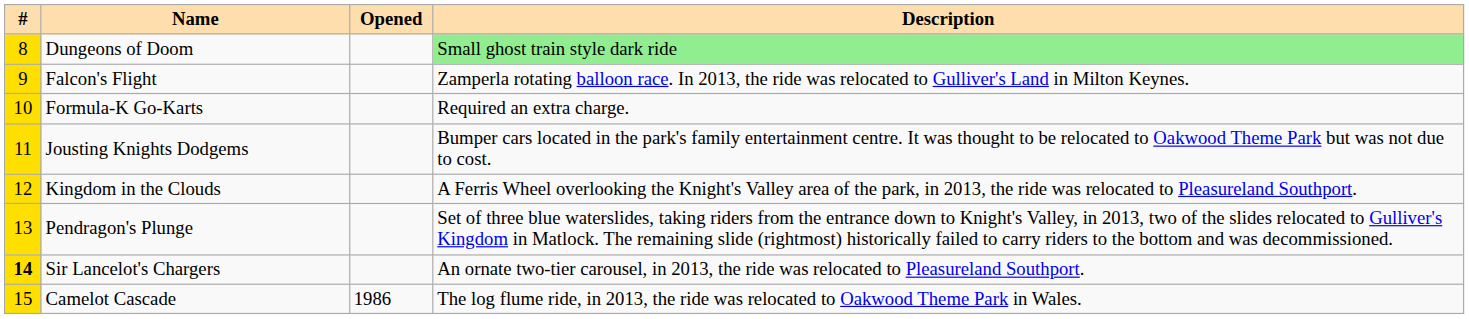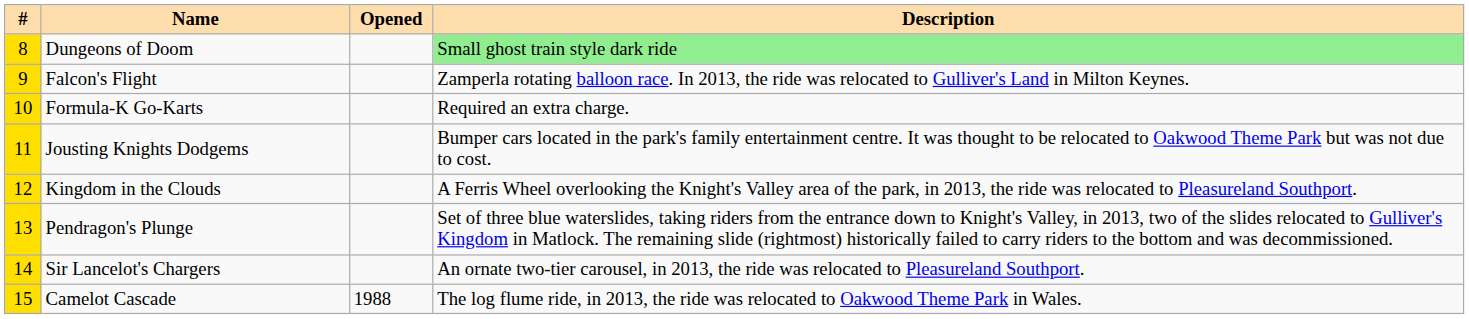(23, 269) bold -> (23, 269) normal
(372, 298) 1986 -> (372, 298) 1988
